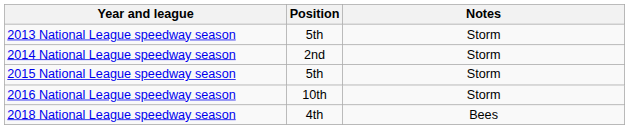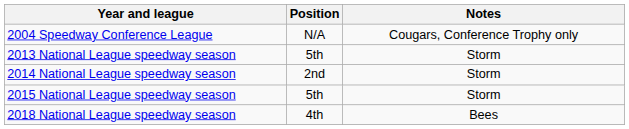+ row: (110, 34)
- row: (122, 94)
